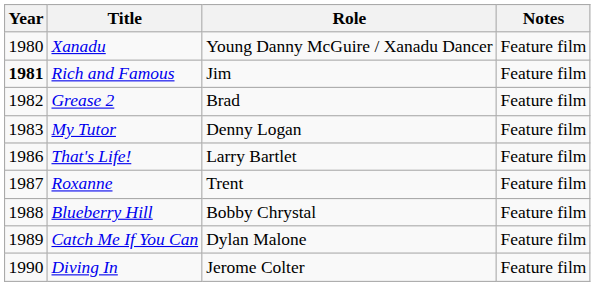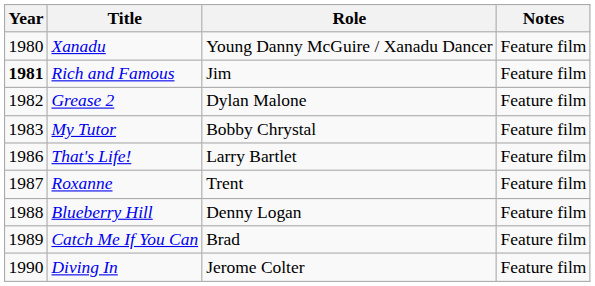(223, 101) Brad -> (256, 101) Dylan Malone
(254, 128) Denny Logan -> (261, 128) Bobby Chrystal
(261, 211) Bobby Chrystal -> (254, 211) Denny Logan
(256, 239) Dylan Malone -> (223, 239) Brad
